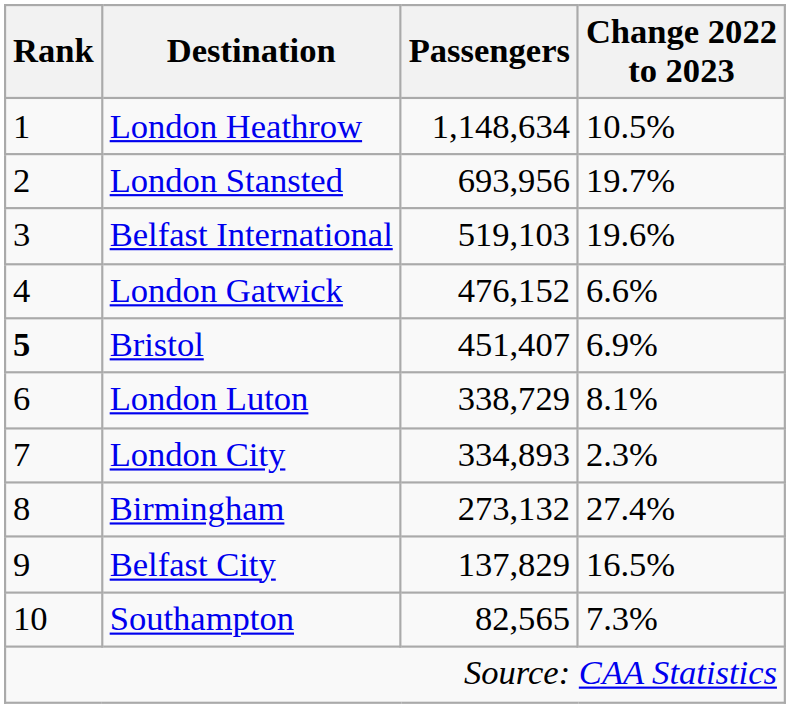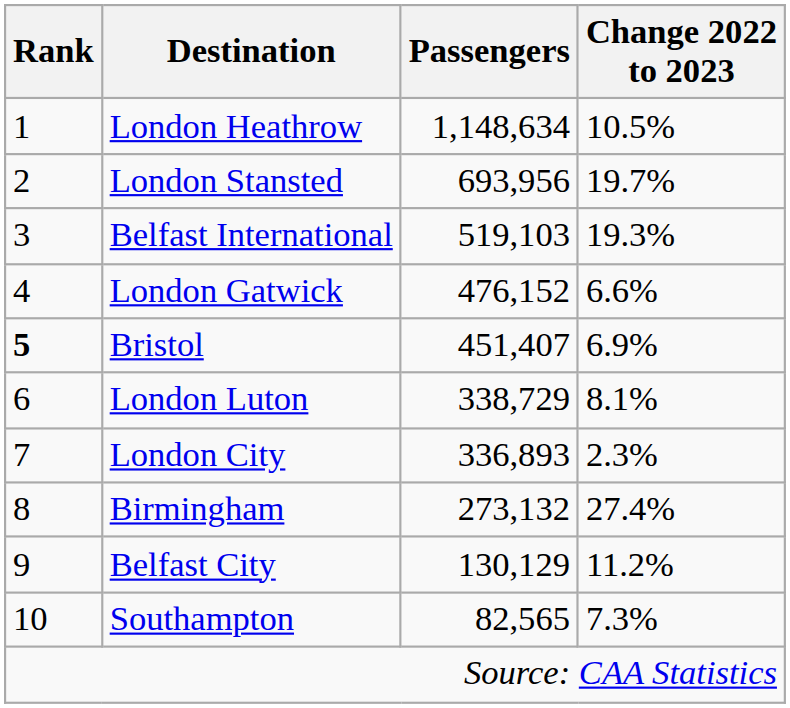(631, 235) 19.6% -> (631, 235) 19.3%
(514, 454) 334,893 -> (514, 454) 336,893
(514, 564) 137,829 -> (514, 564) 130,129
(631, 564) 16.5% -> (630, 564) 11.2%
